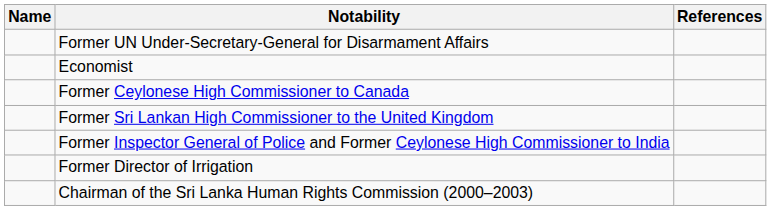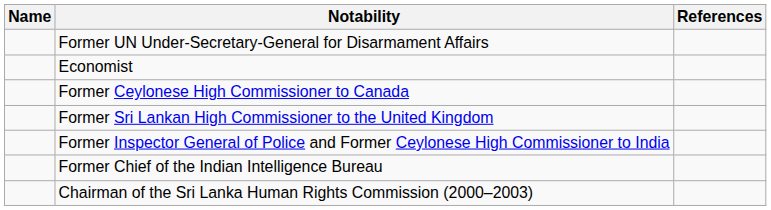- row: (156, 167)
+ row: (221, 167)
